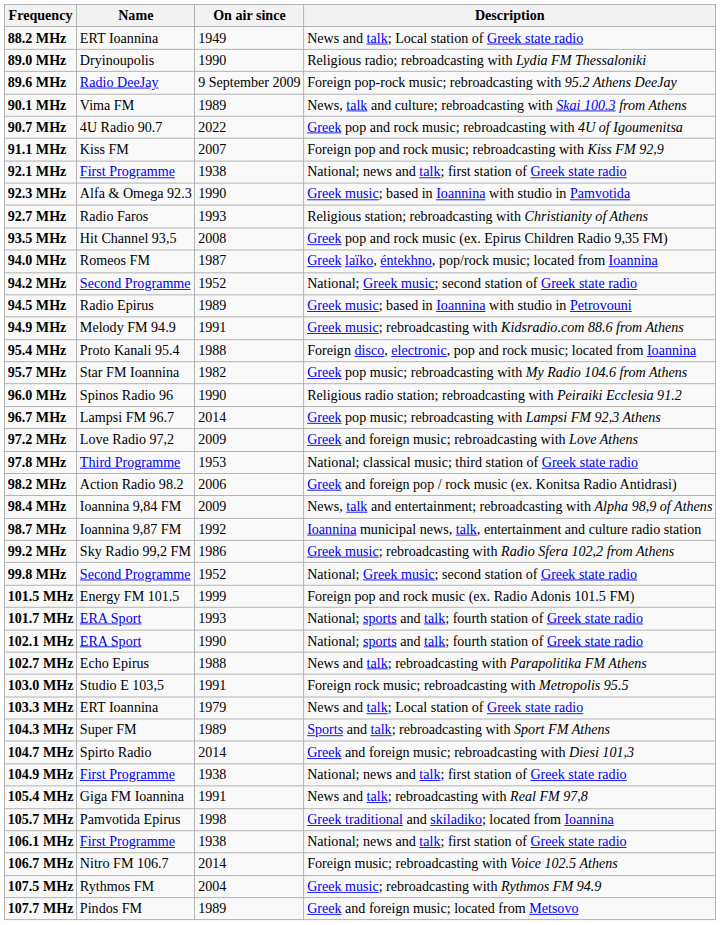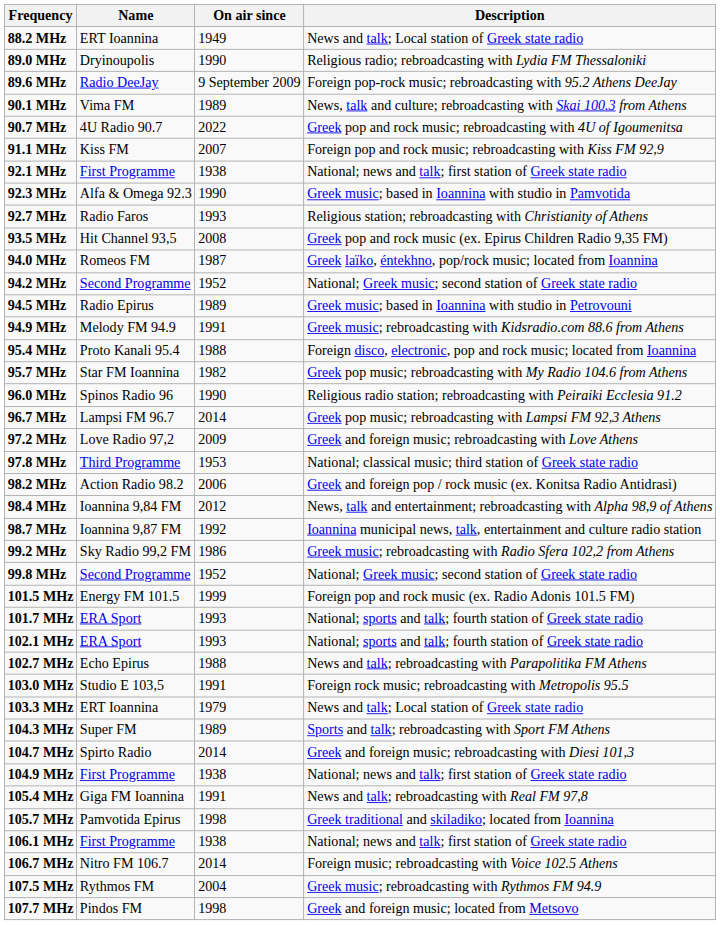(212, 506) 2009 -> (212, 506) 2012
(212, 640) 1990 -> (212, 640) 1993
(212, 908) 1989 -> (212, 908) 1998
